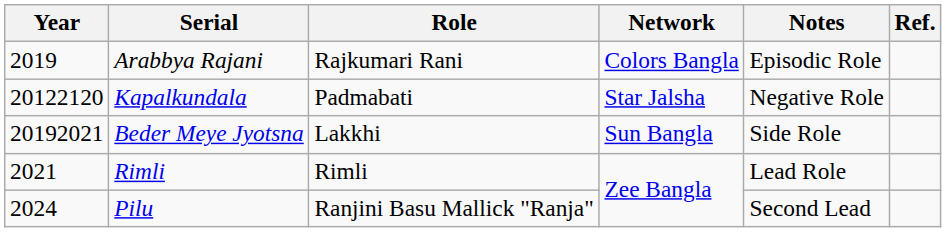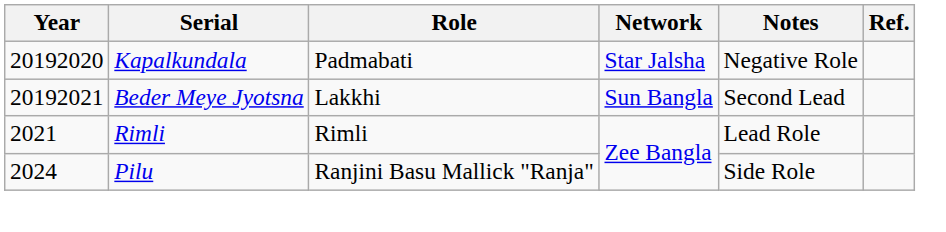- row: (189, 60)
(57, 97) 20122120 -> (57, 60) 20192020
(795, 134) Side Role -> (784, 97) Second Lead
(810, 208) Second Lead -> (769, 171) Side Role
